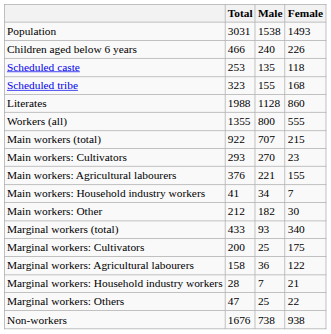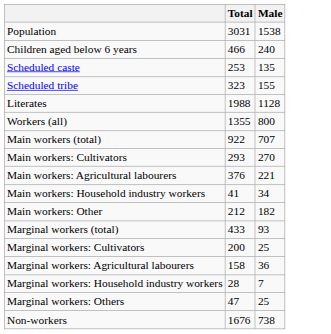- column: (305, 13)
